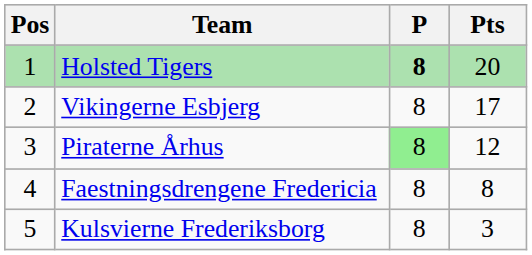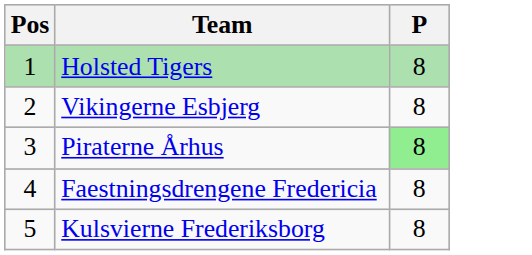- column: (487, 24)
(419, 65) bold -> (419, 65) normal
